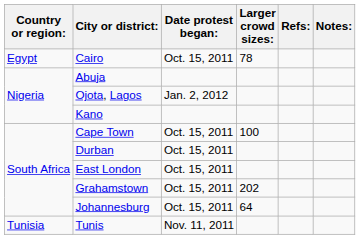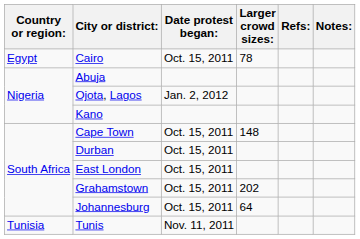(249, 132) 100 -> (249, 132) 148
